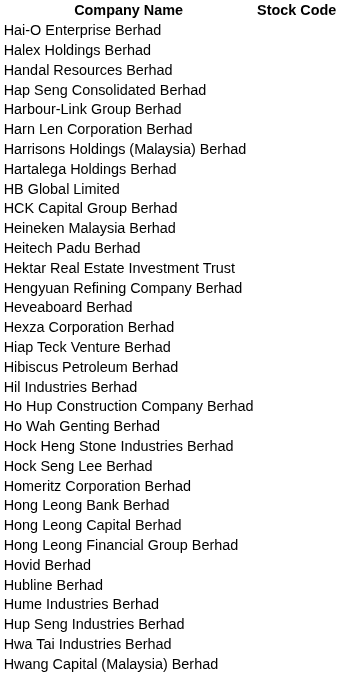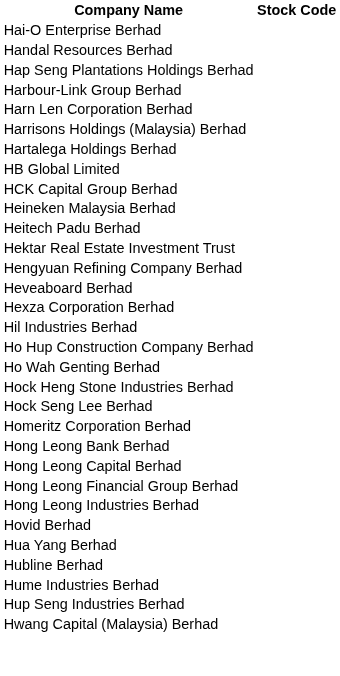- row: (77, 50)
- row: (105, 90)
+ row: (129, 70)
- row: (87, 347)
- row: (91, 367)
+ row: (101, 505)
+ row: (60, 545)
- row: (88, 644)
